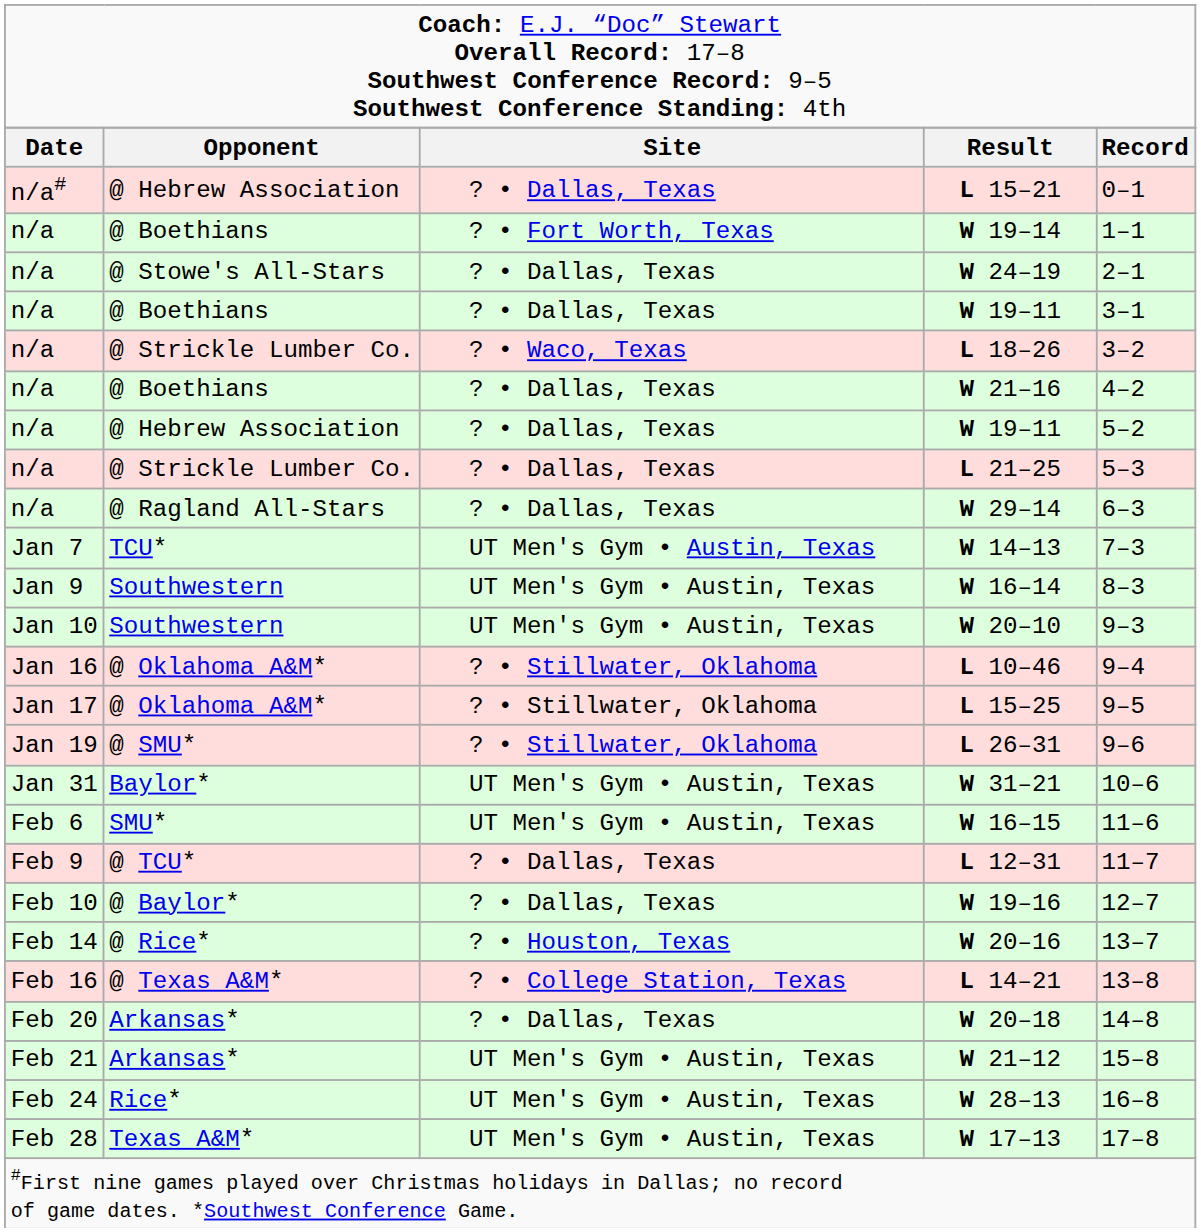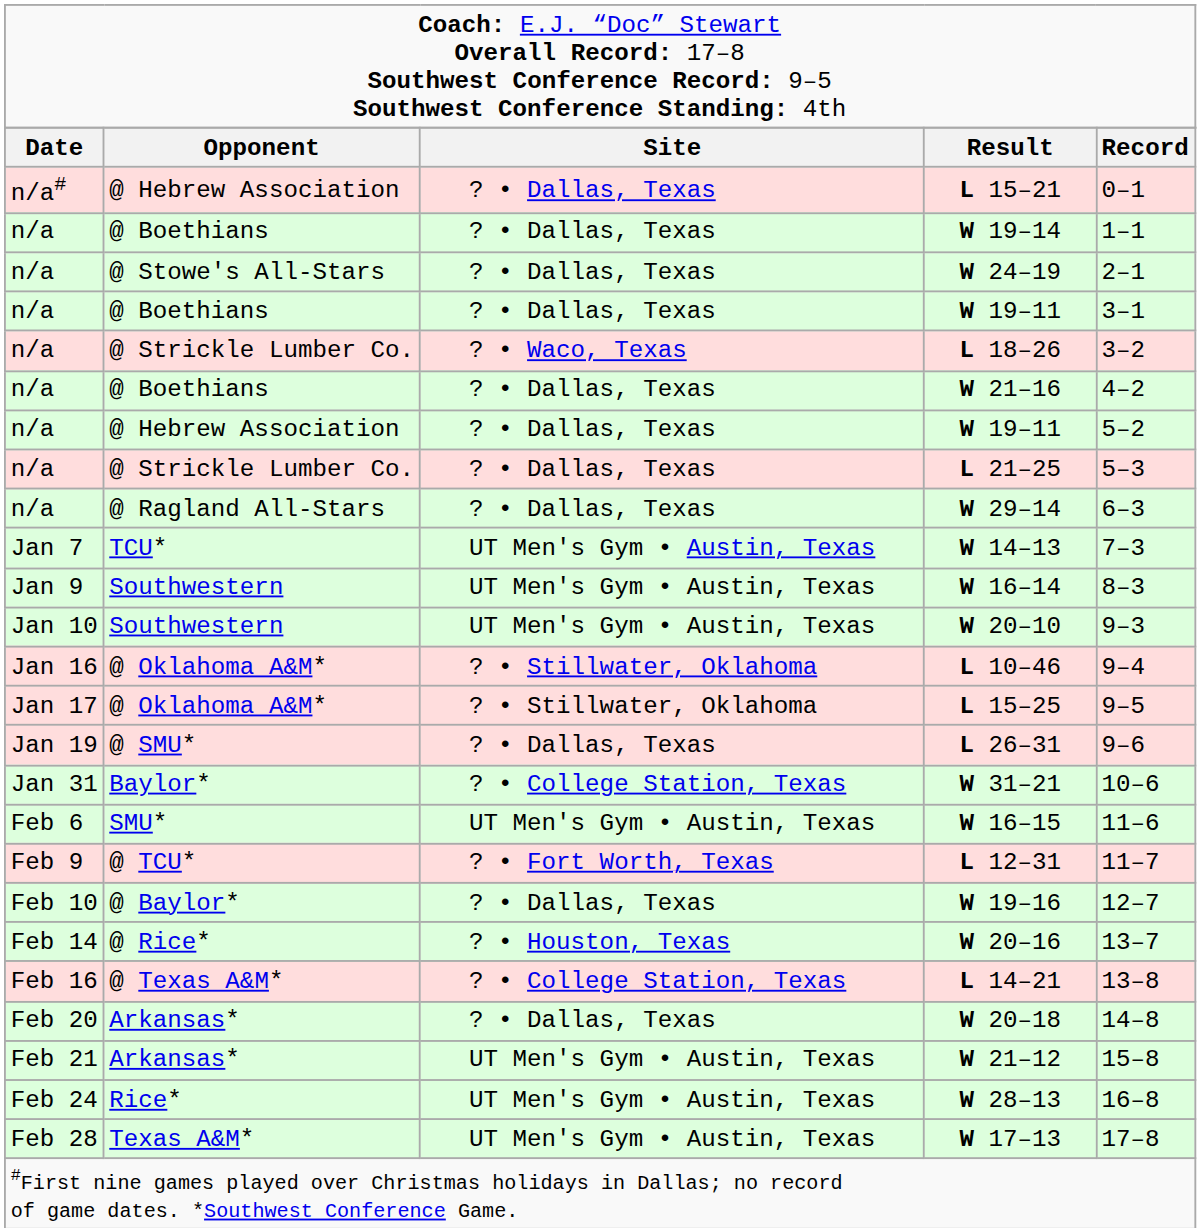(621, 233) ? • Fort Worth, Texas -> (592, 233) ? • Dallas, Texas
(643, 745) ? • Stillwater, Oklahoma -> (592, 745) ? • Dallas, Texas
(672, 784) UT Men's Gym • Austin, Texas -> (658, 784) ? • College Station, Texas
(592, 863) ? • Dallas, Texas -> (621, 863) ? • Fort Worth, Texas
